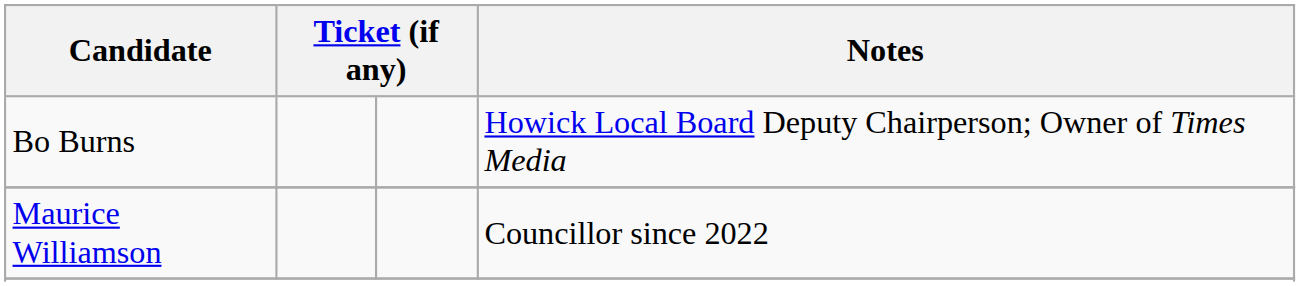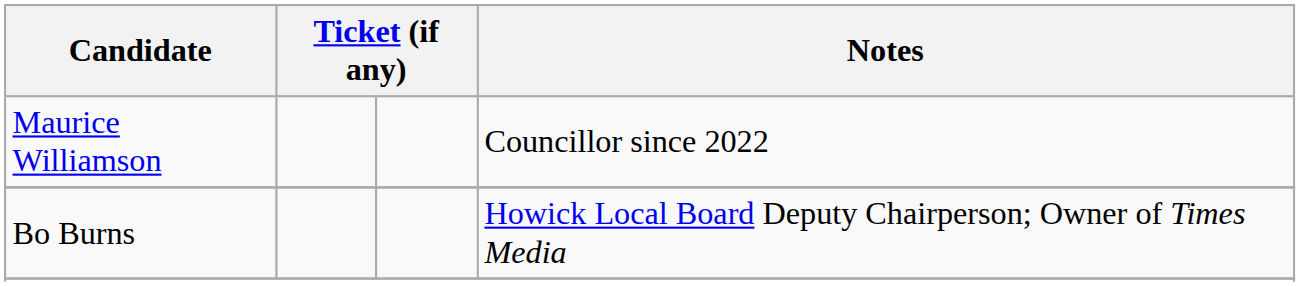rows swapped: (74, 141) <-> (87, 232)
